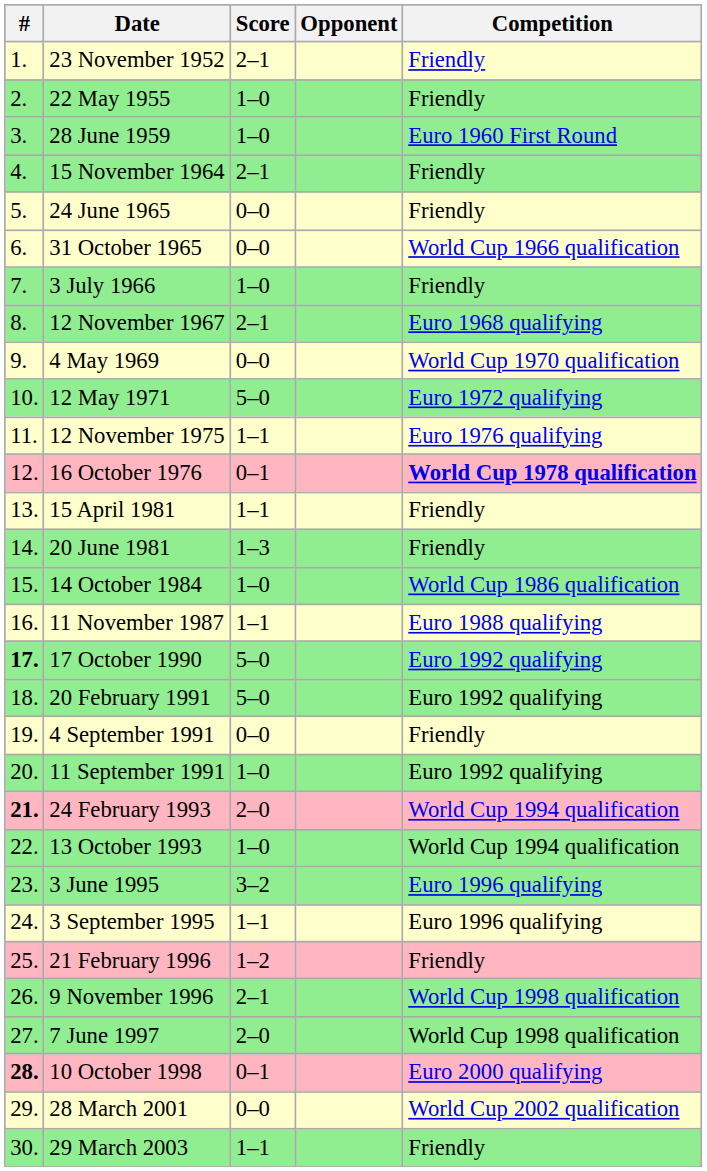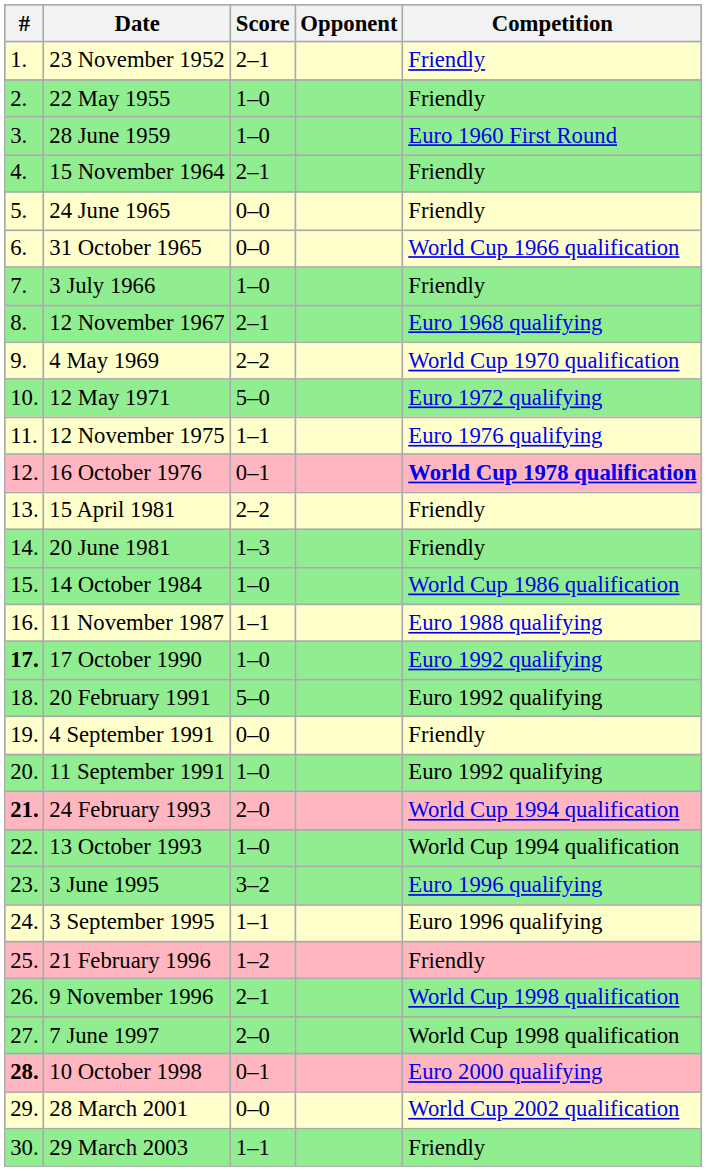(253, 360) 0–0 -> (253, 360) 2–2
(253, 509) 1–1 -> (253, 509) 2–2
(253, 659) 5–0 -> (253, 659) 1–0
